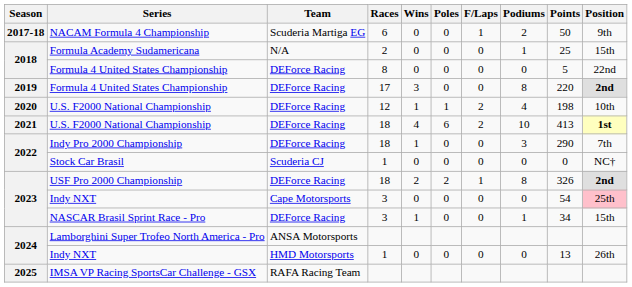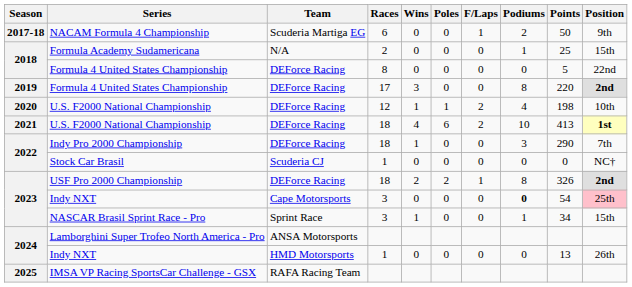(524, 199) normal -> (524, 199) bold
(307, 217) DEForce Racing -> (296, 217) Sprint Race
